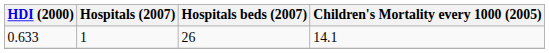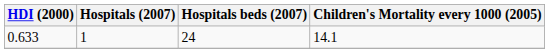(188, 37) 26 -> (188, 37) 24
